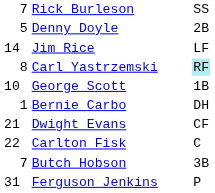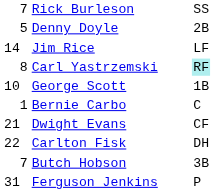(201, 106) DH -> (197, 106) C
(197, 144) C -> (201, 144) DH
